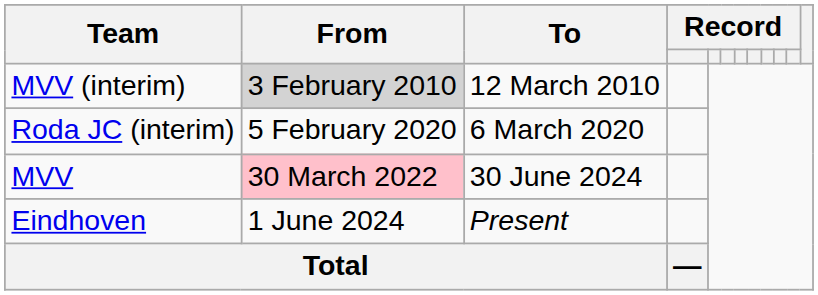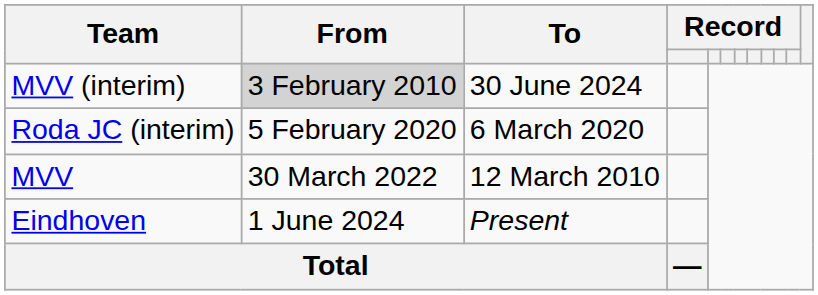(565, 85) 12 March 2010 -> (556, 85) 30 June 2024
(343, 175) pink background -> (343, 175) no background
(556, 175) 30 June 2024 -> (565, 175) 12 March 2010
